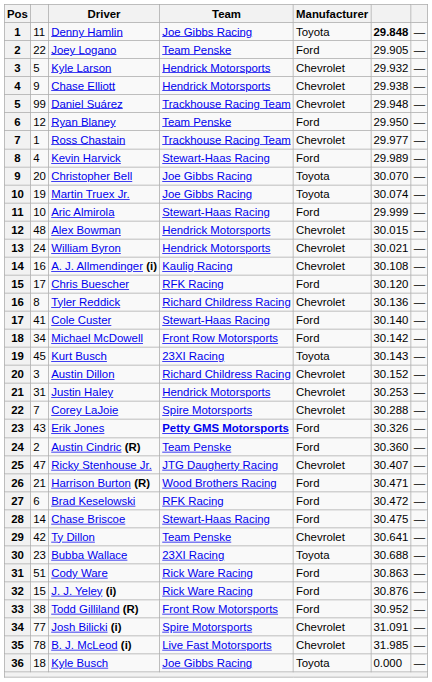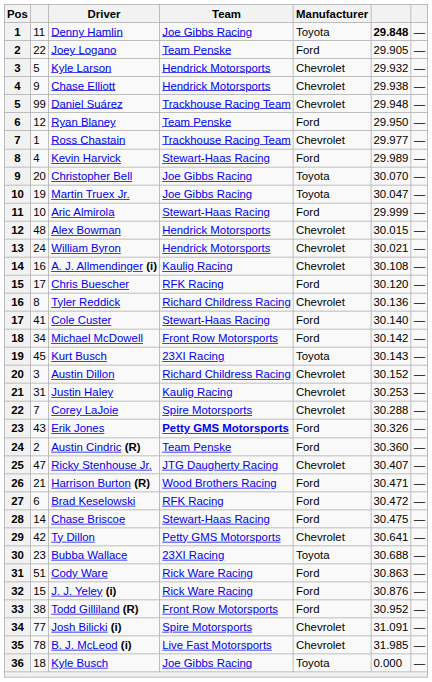(391, 194) 30.074 -> (391, 194) 30.047
(216, 393) Hendrick Motorsports -> (197, 393) Kaulig Racing
(197, 537) Team Penske -> (221, 537) Petty GMS Motorsports
